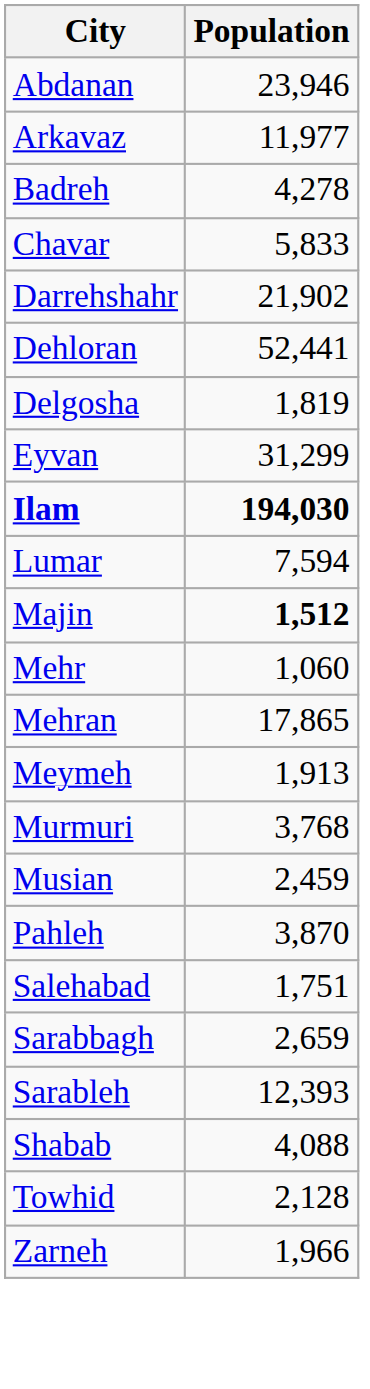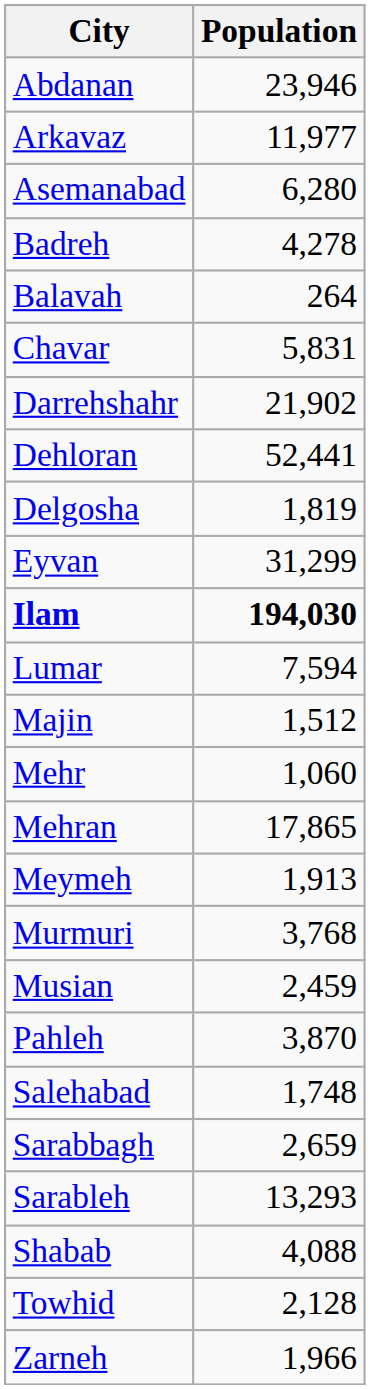+ row: (99, 190)
+ row: (68, 296)
(312, 243) 5,833 -> (319, 349) 5,831
(312, 614) bold -> (319, 720) normal
(312, 985) 1,751 -> (319, 1091) 1,748
(304, 1091) 12,393 -> (311, 1197) 13,293
